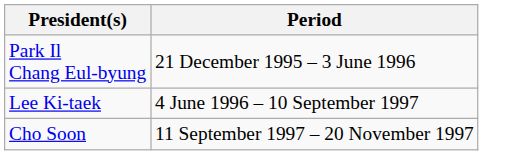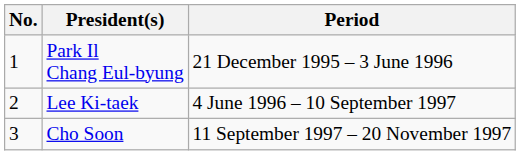+ column: (23, 19)
